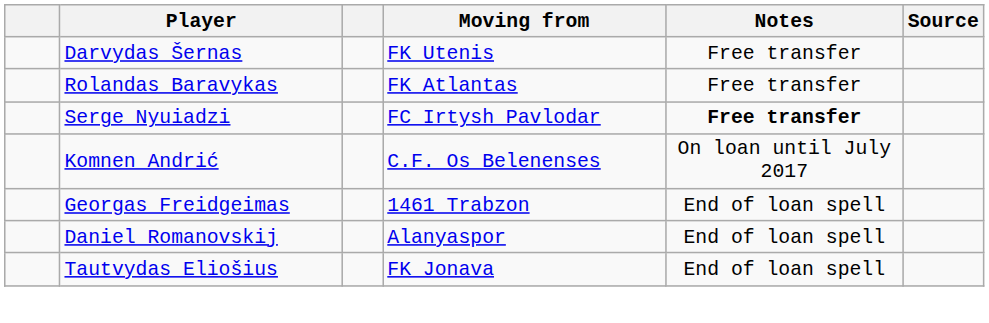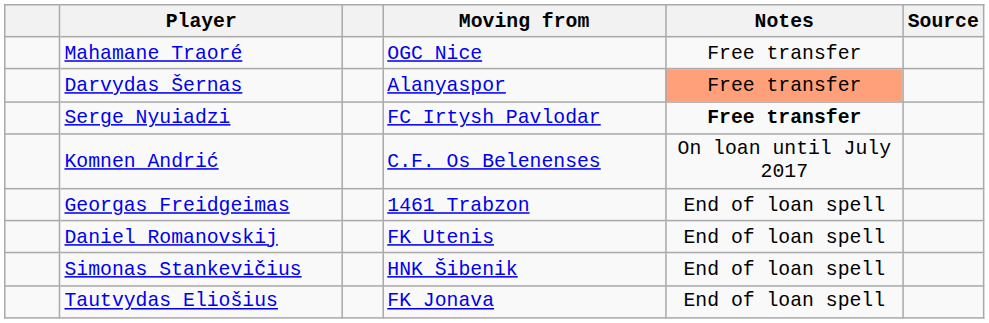+ row: (153, 53)
(441, 53) FK Utenis -> (447, 85) Alanyaspor
(784, 53) no background -> (784, 85) lightsalmon background
- row: (171, 85)
(447, 237) Alanyaspor -> (441, 237) FK Utenis
+ row: (183, 269)
